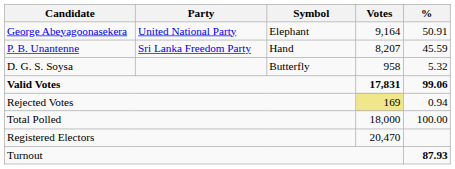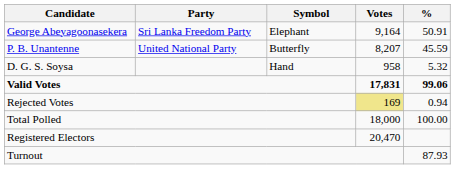(187, 31) United National Party -> (195, 31) Sri Lanka Freedom Party
(195, 48) Sri Lanka Freedom Party -> (187, 48) United National Party
(281, 48) Hand -> (289, 48) Butterfly
(289, 66) Butterfly -> (281, 66) Hand
(435, 155) bold -> (435, 155) normal
